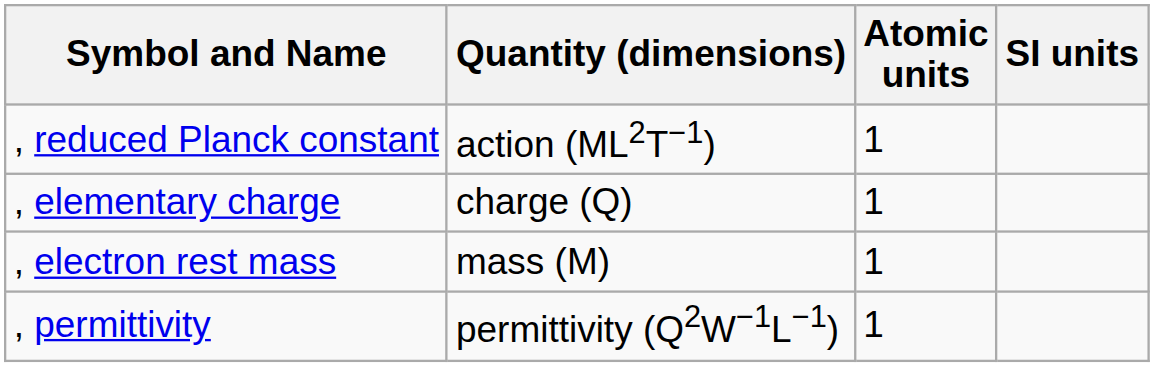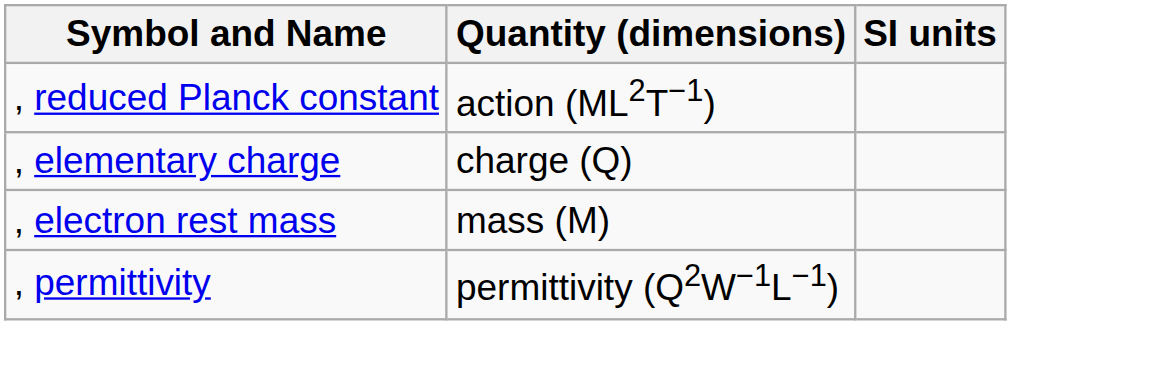- column: (926, 54)
